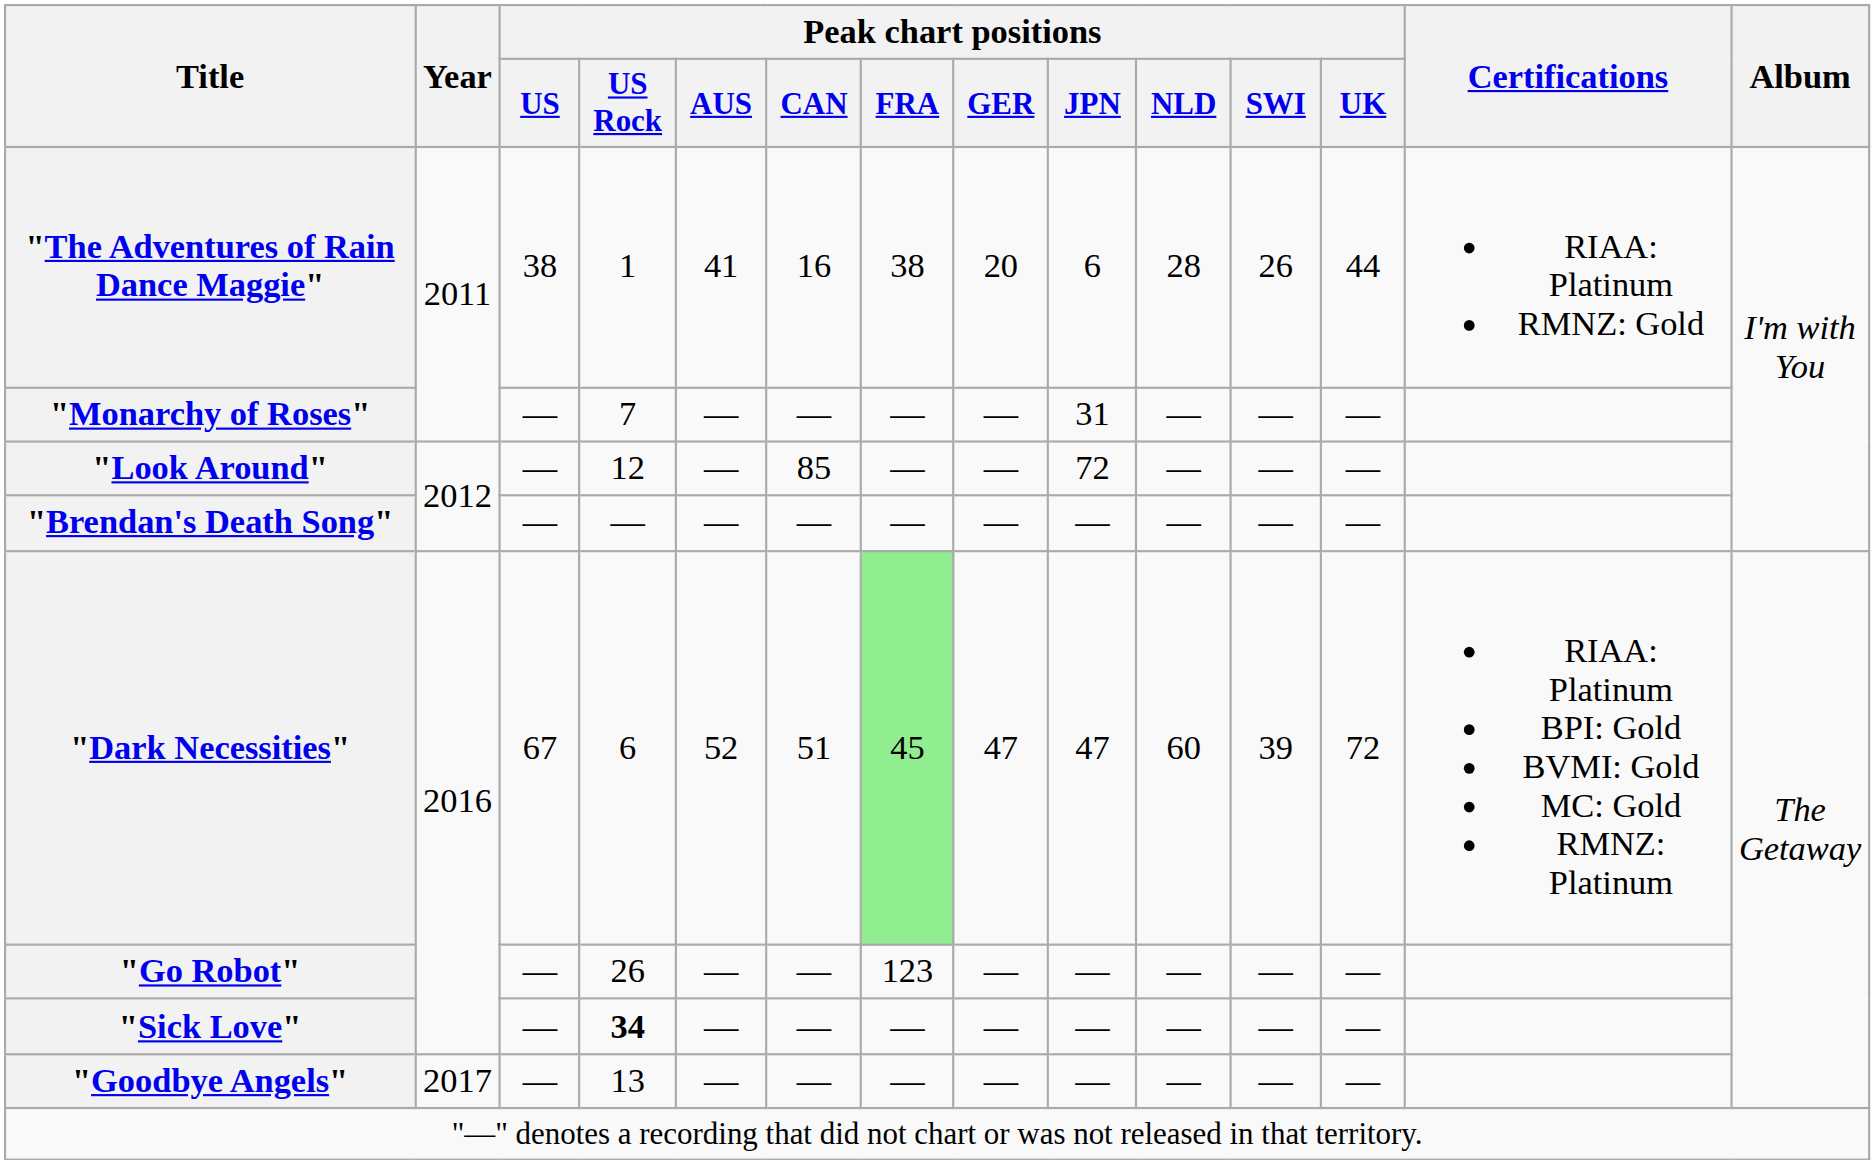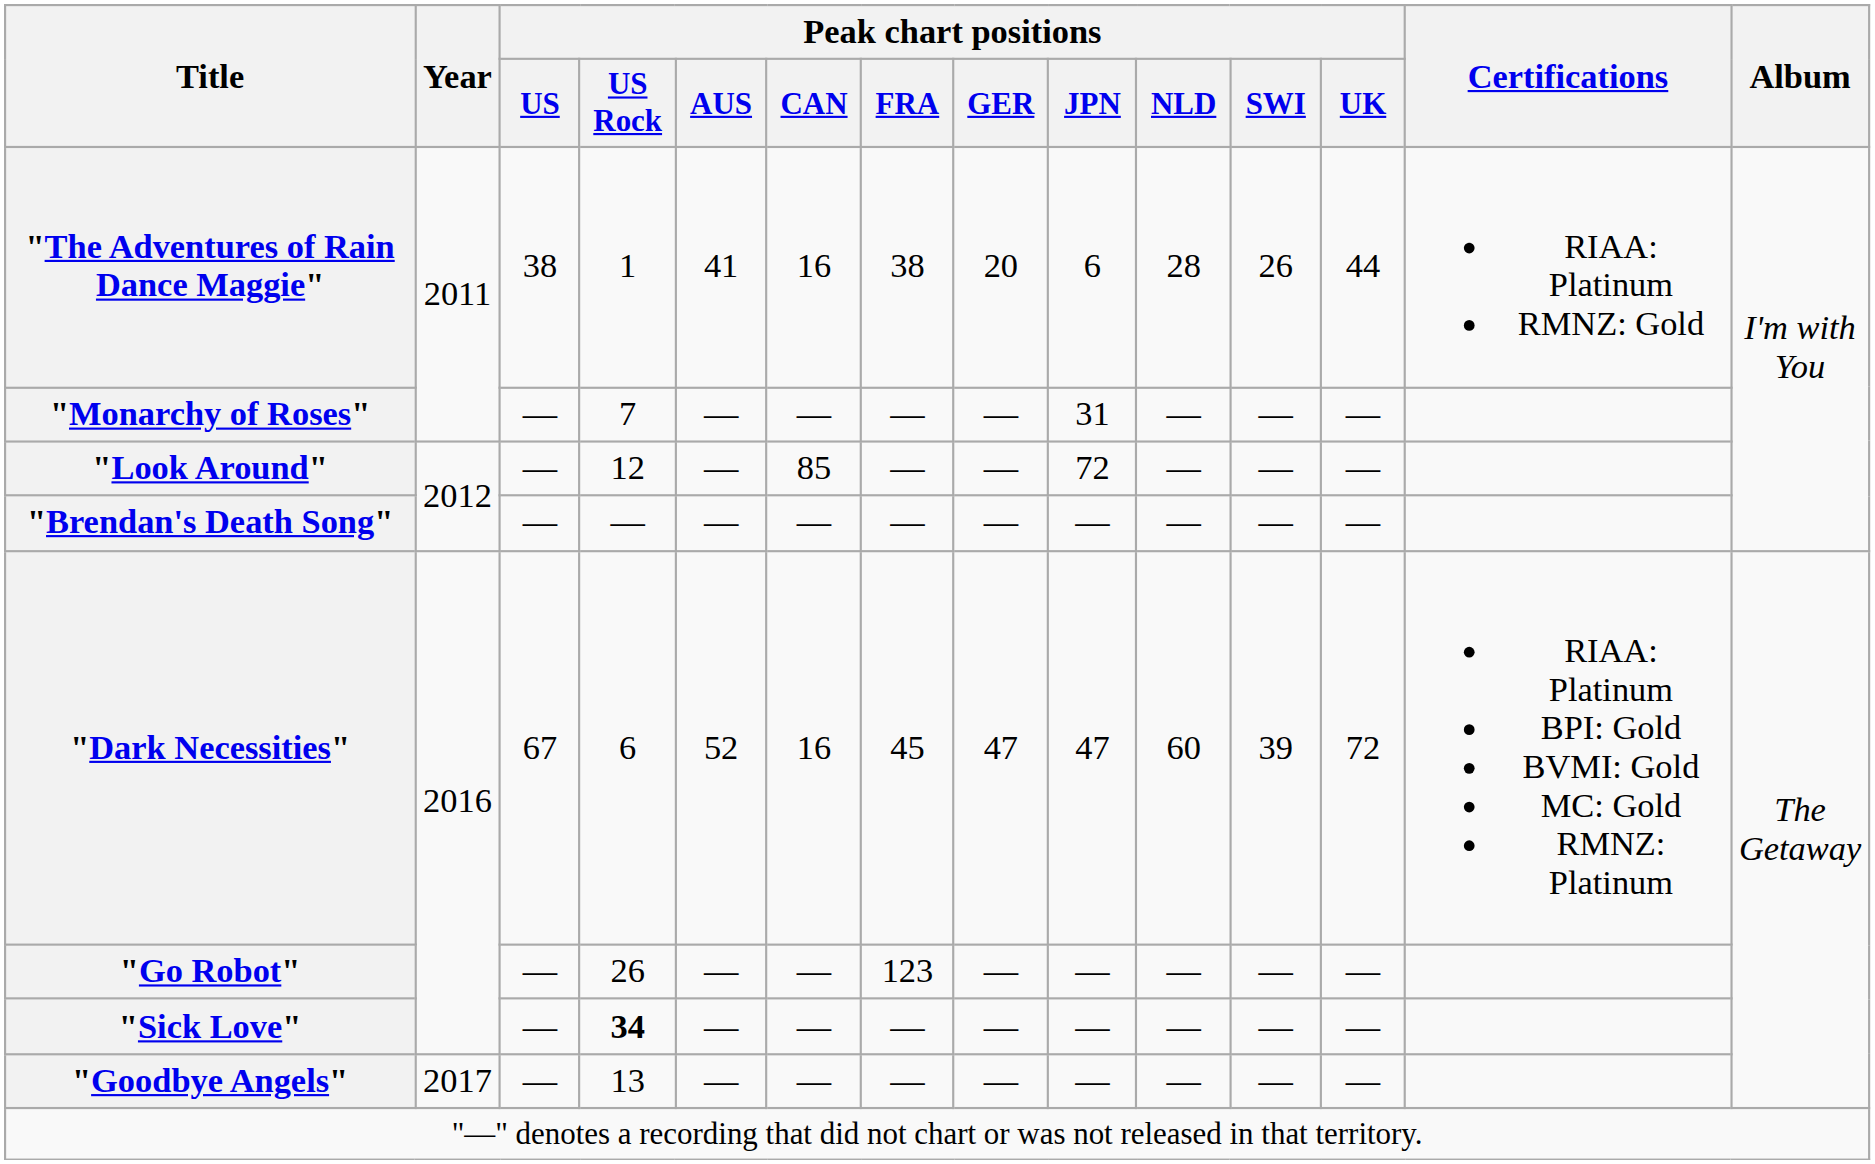(814, 746) 51 -> (814, 746) 16
(907, 746) lightgreen background -> (907, 746) no background
